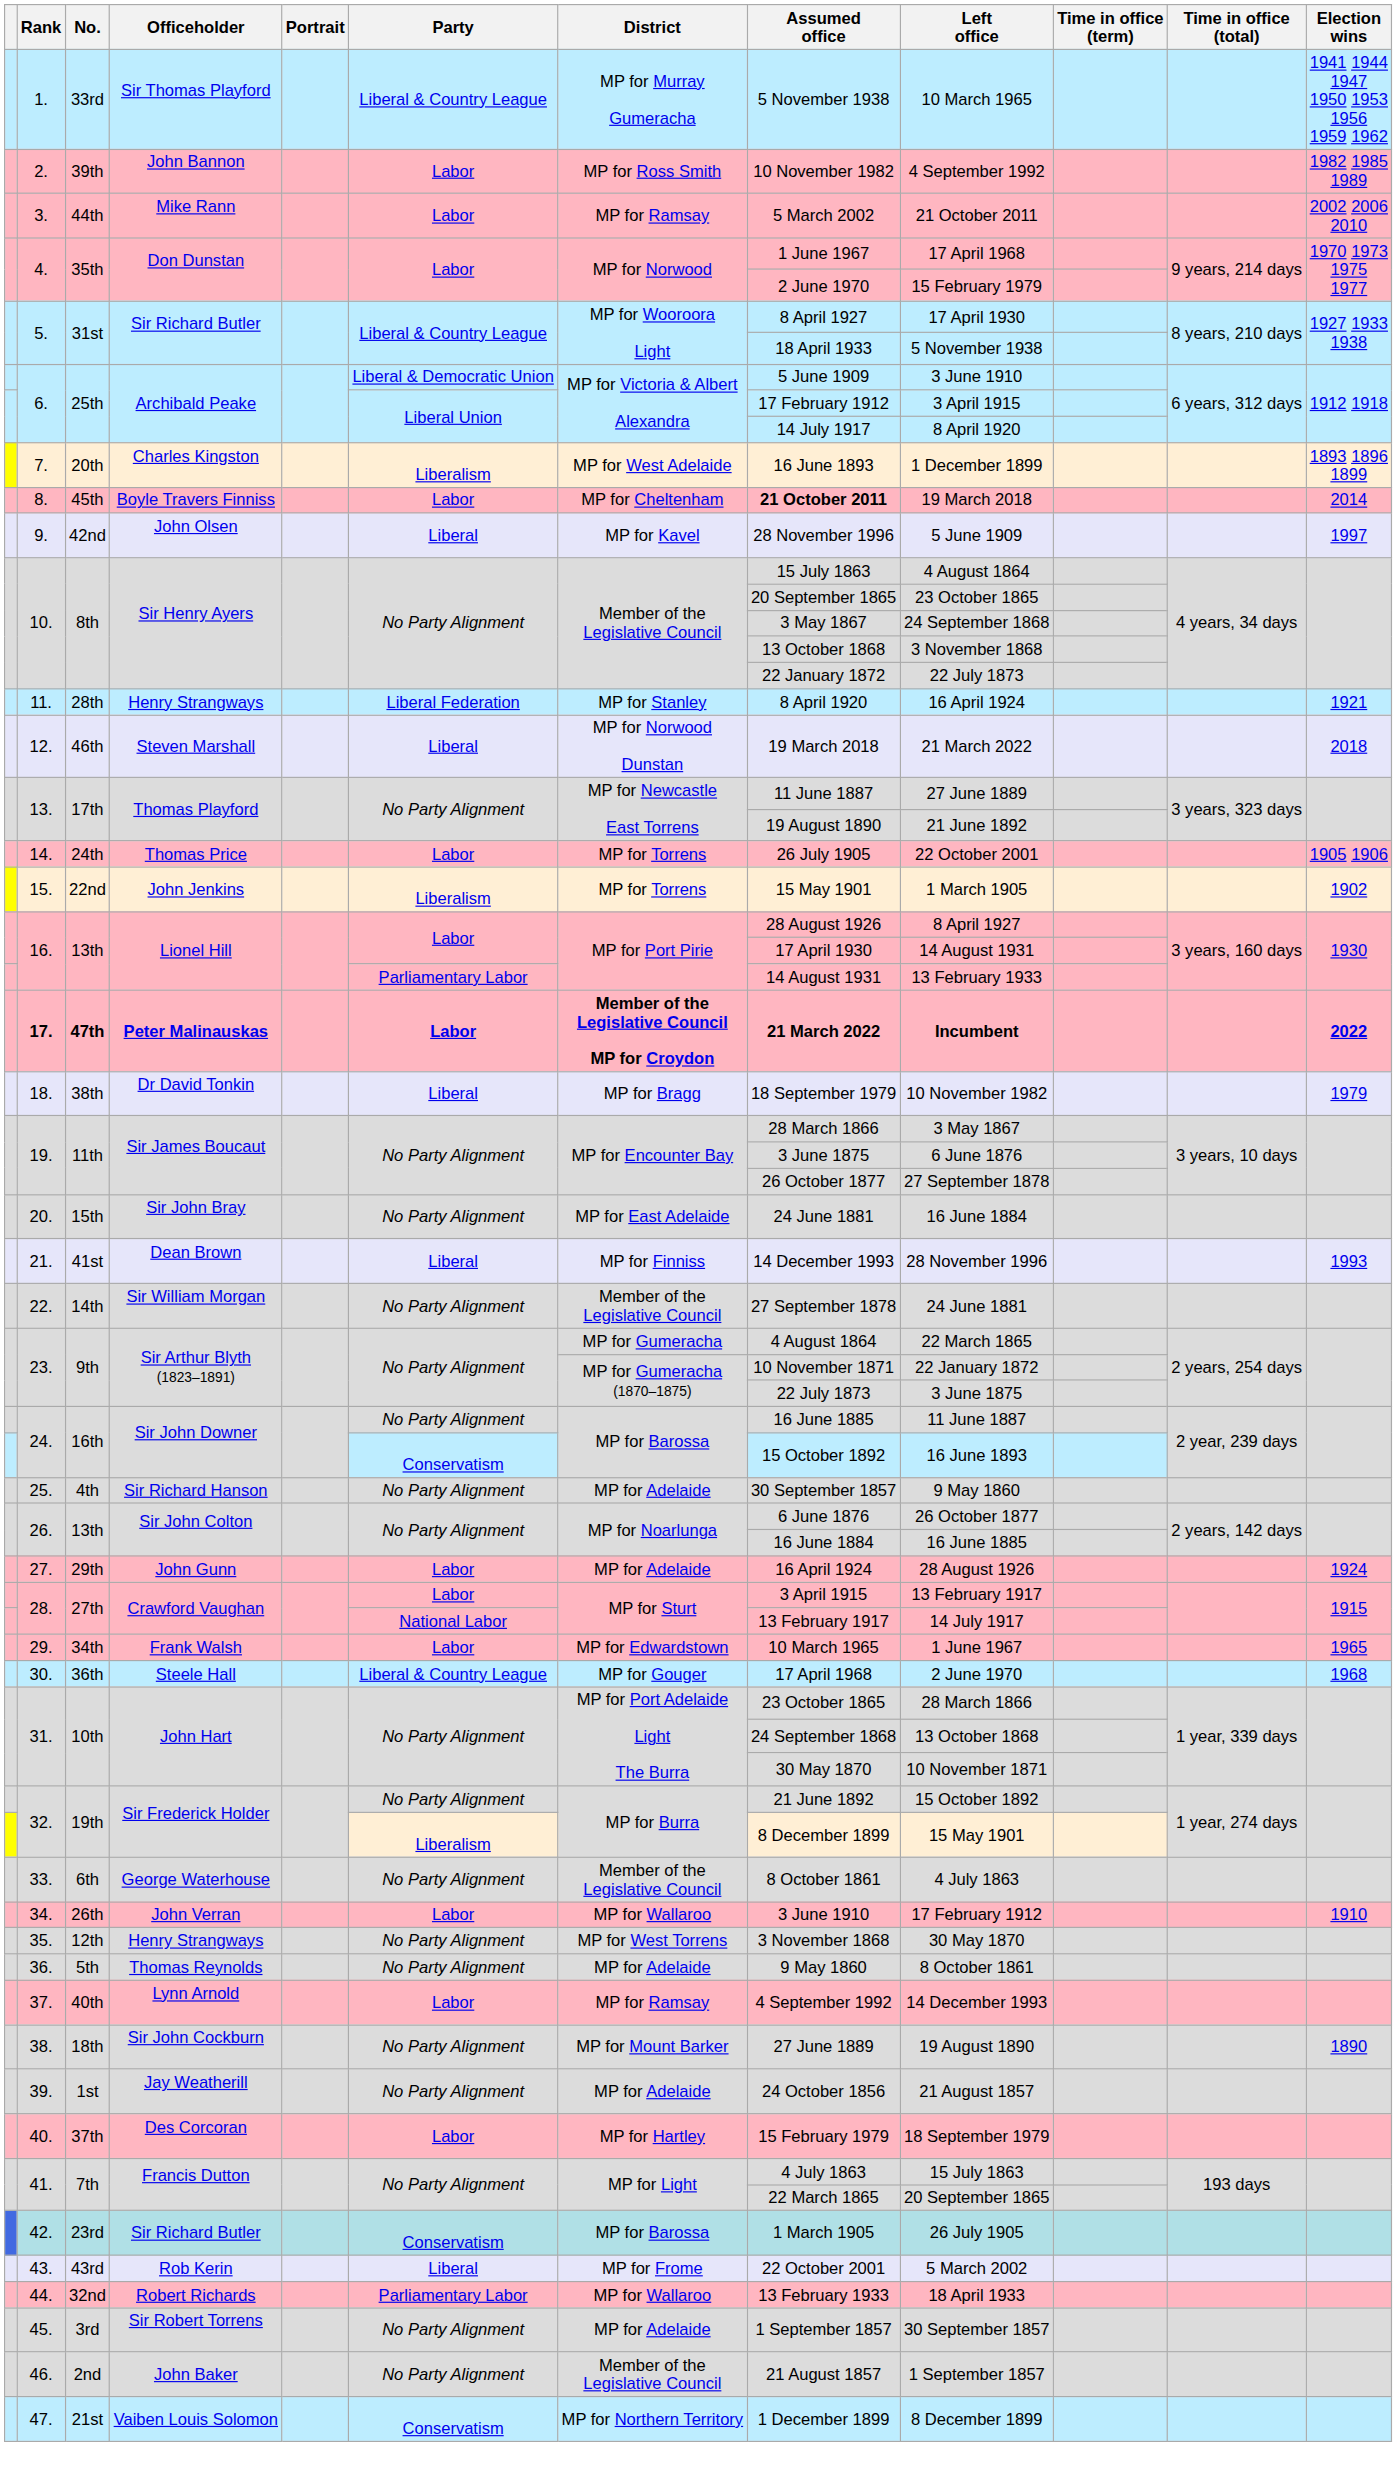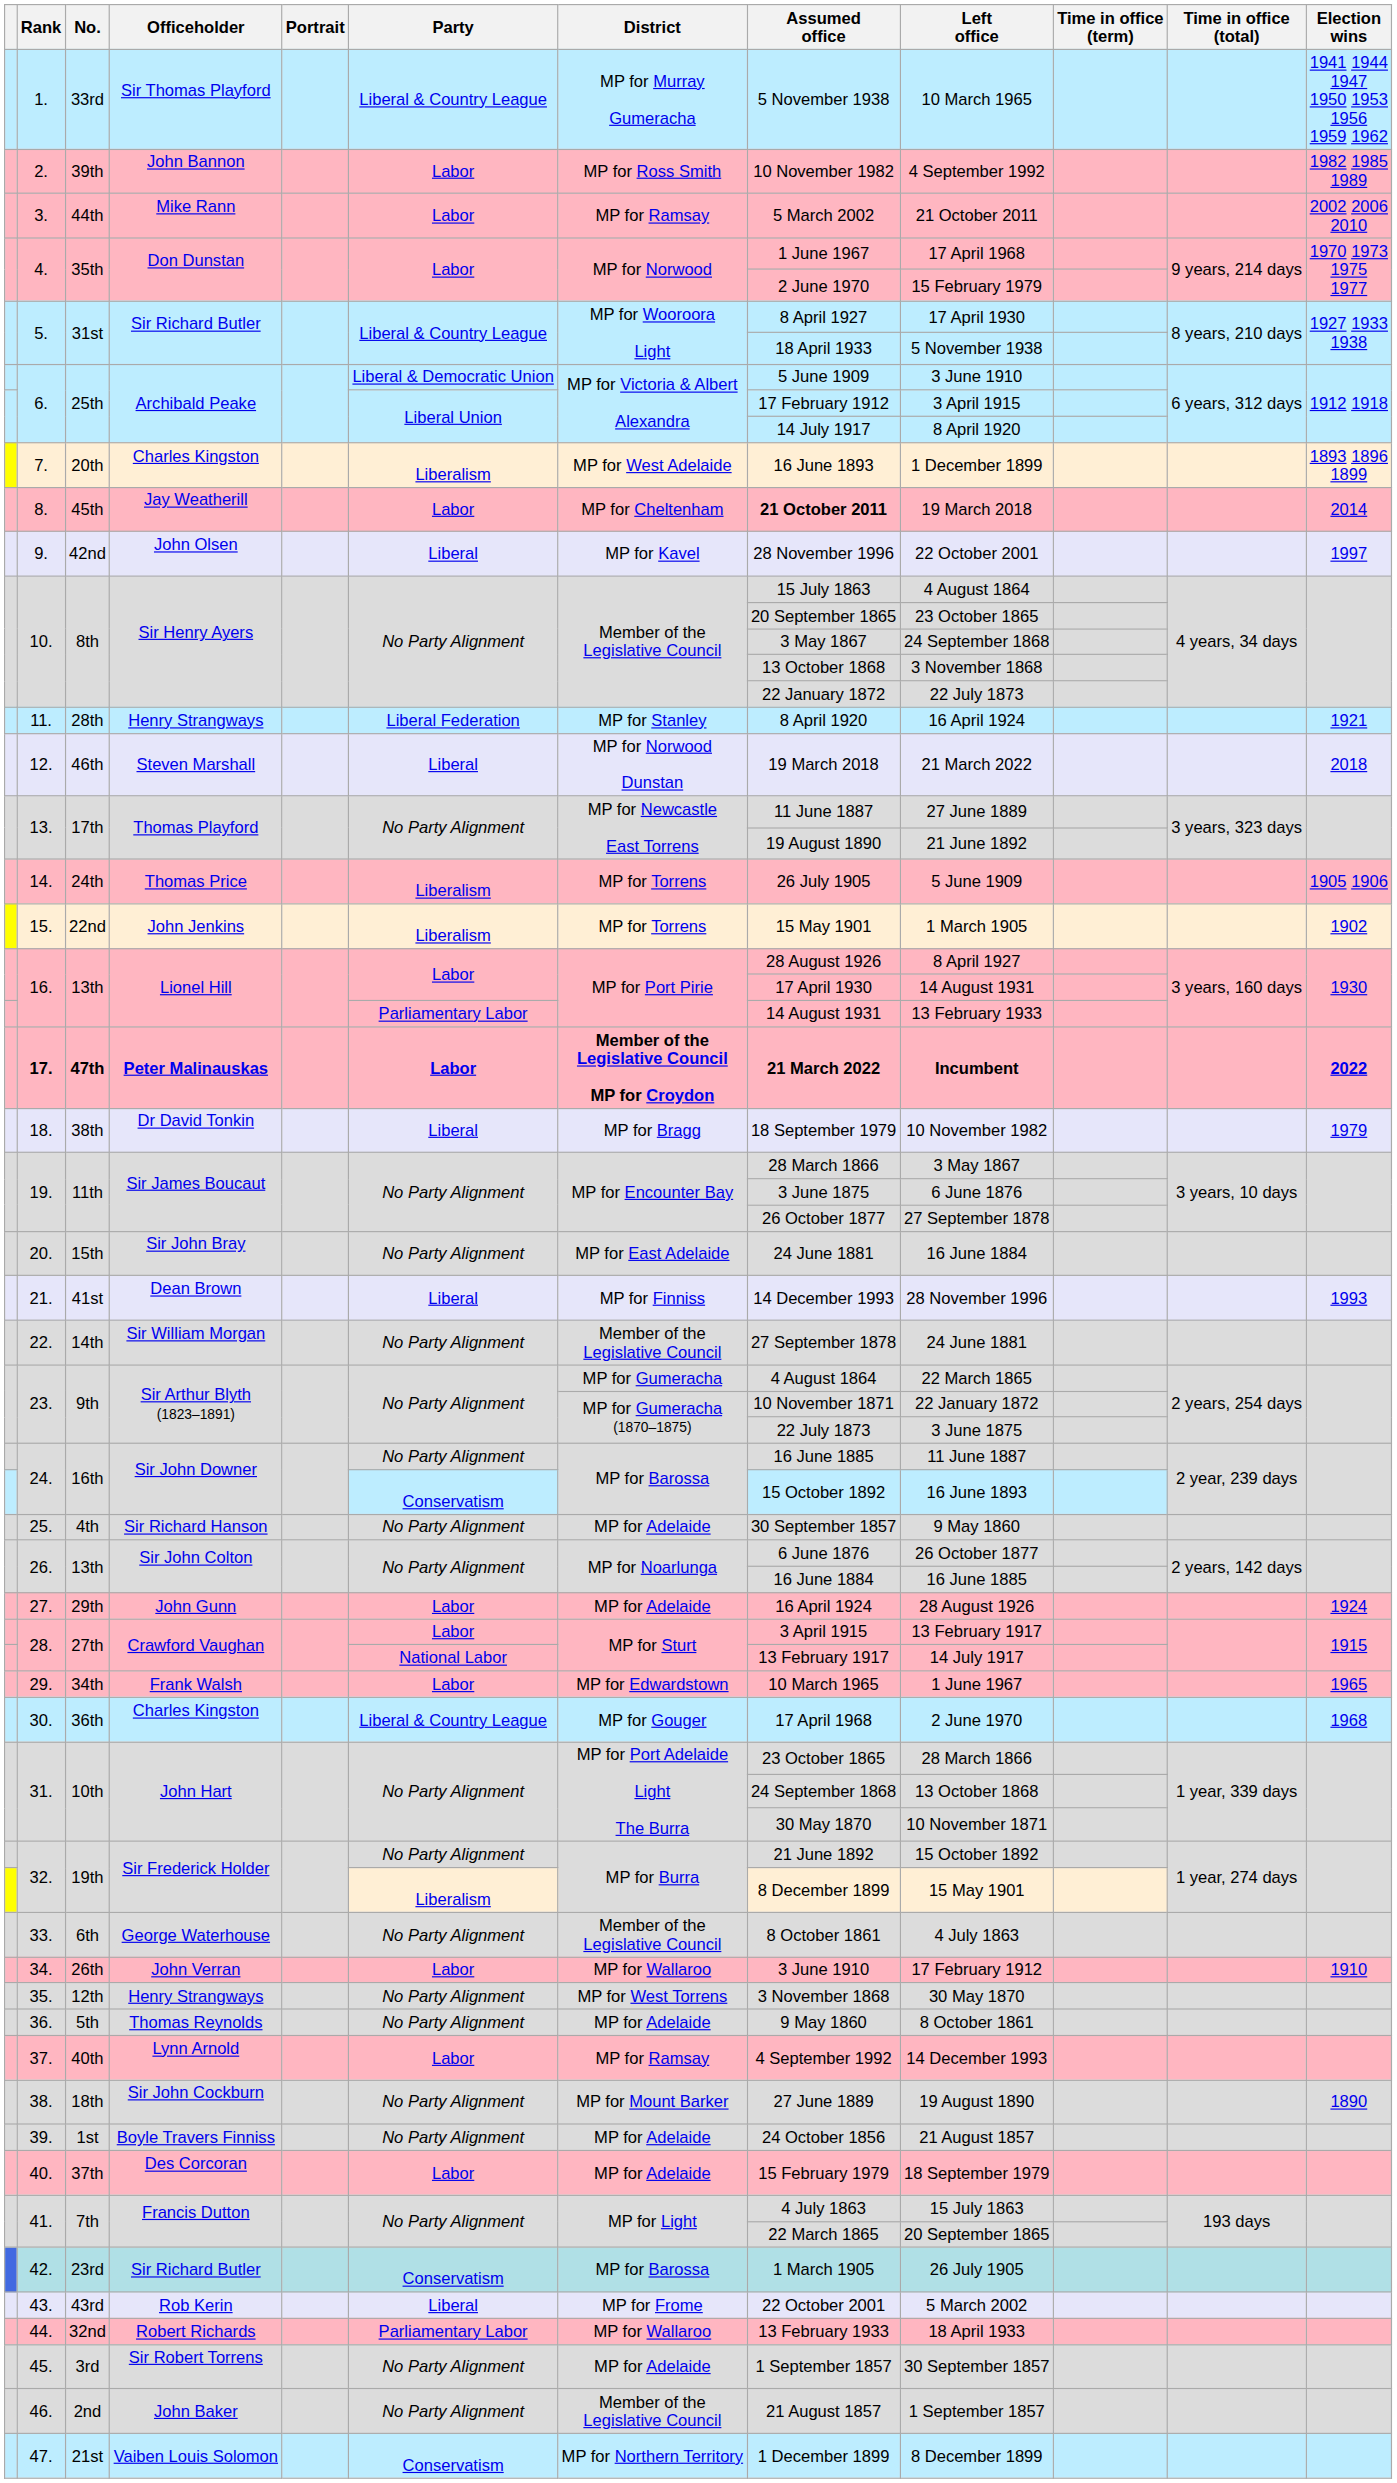(196, 500) Boyle Travers Finniss -> (196, 500) Jay Weatherill
(977, 536) 5 June 1909 -> (977, 554) 22 October 2001
(453, 854) Labor -> (453, 891) Liberalism
(977, 854) 22 October 2001 -> (977, 882) 5 June 1909
(196, 1674) Steele Hall -> (196, 1711) Charles Kingston
(196, 2083) Jay Weatherill -> (196, 2138) Boyle Travers Finniss
(652, 2136) MP for Hartley -> (652, 2173) MP for Adelaide
